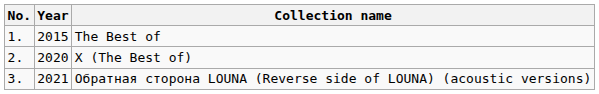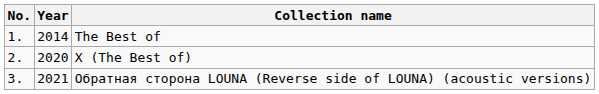(53, 36) 2015 -> (53, 36) 2014
